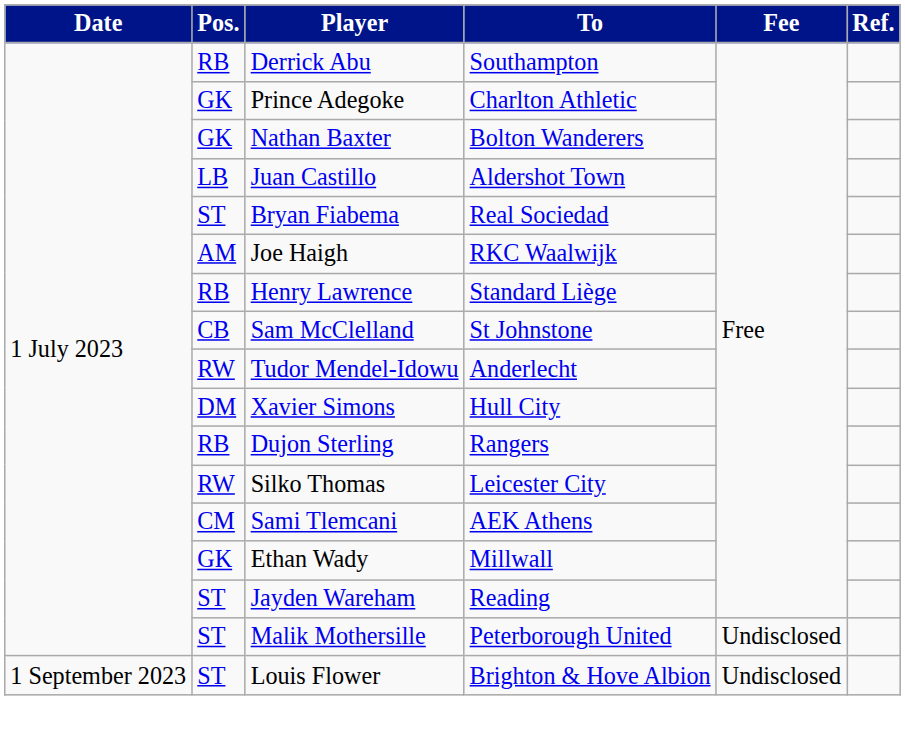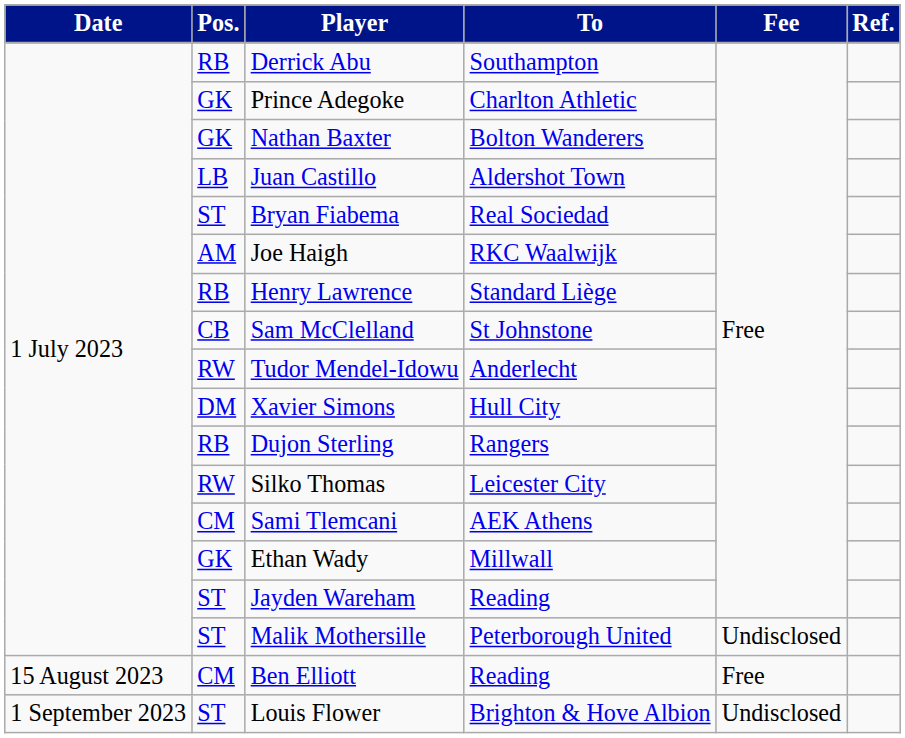+ row: (303, 675)
